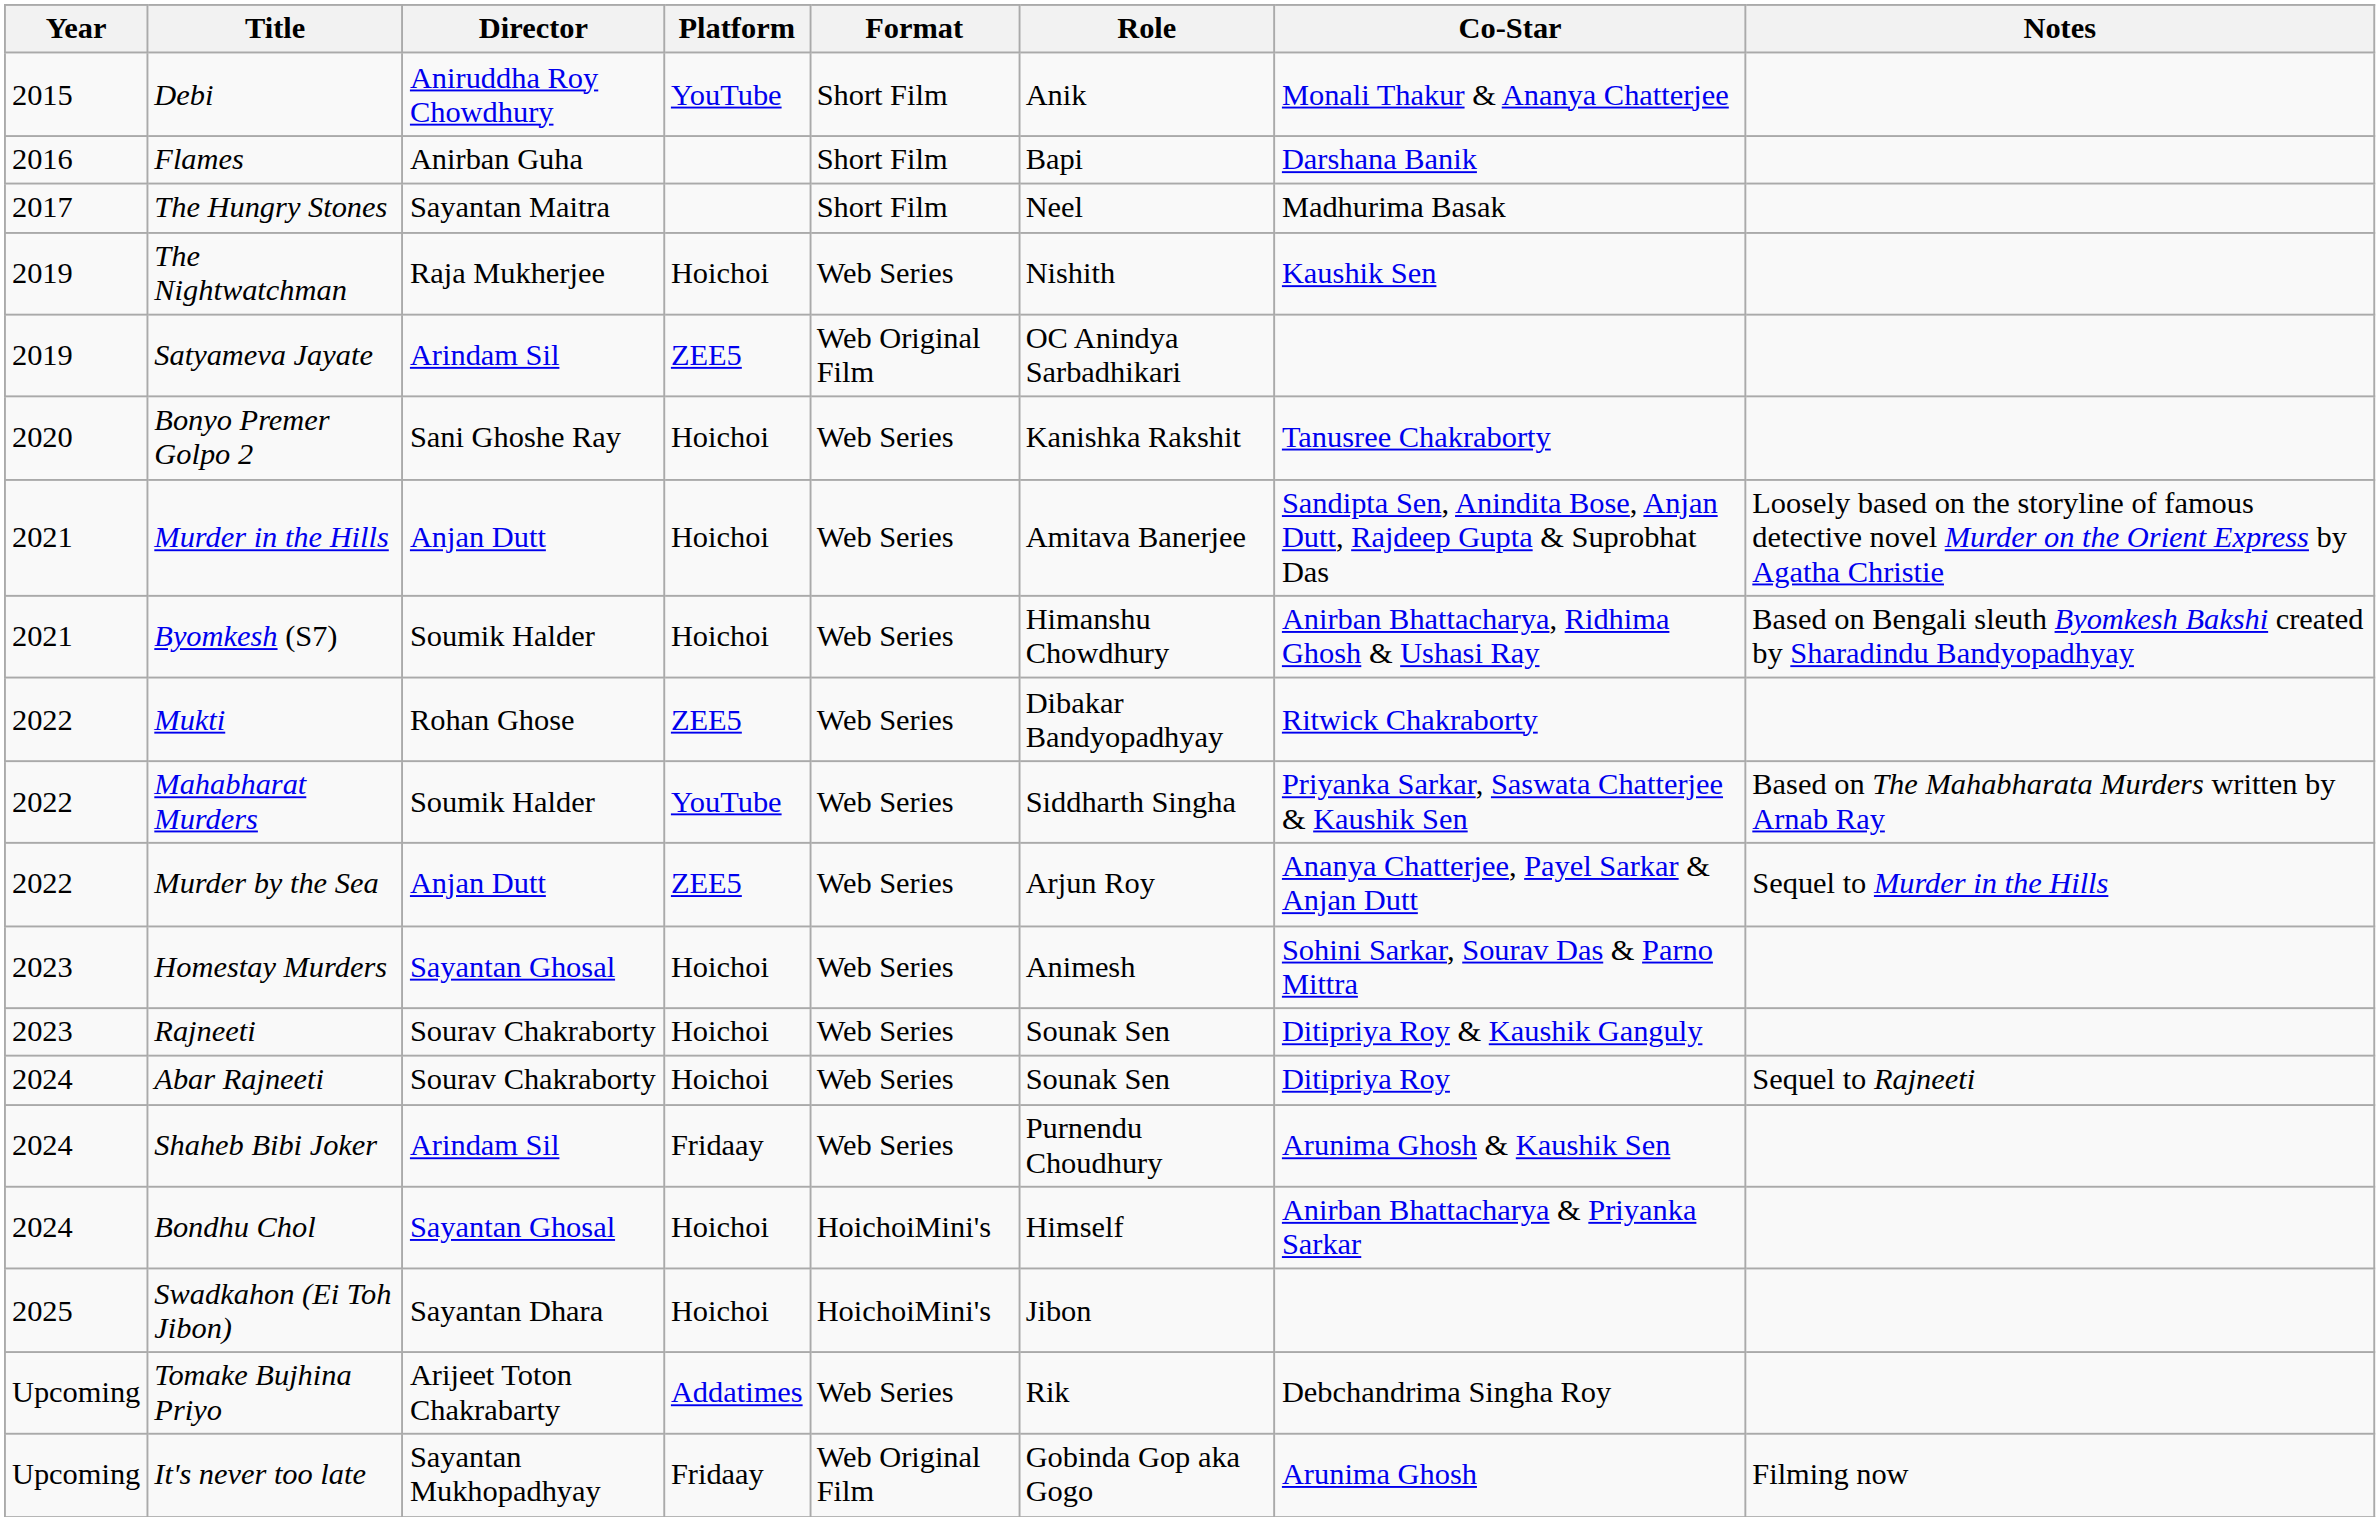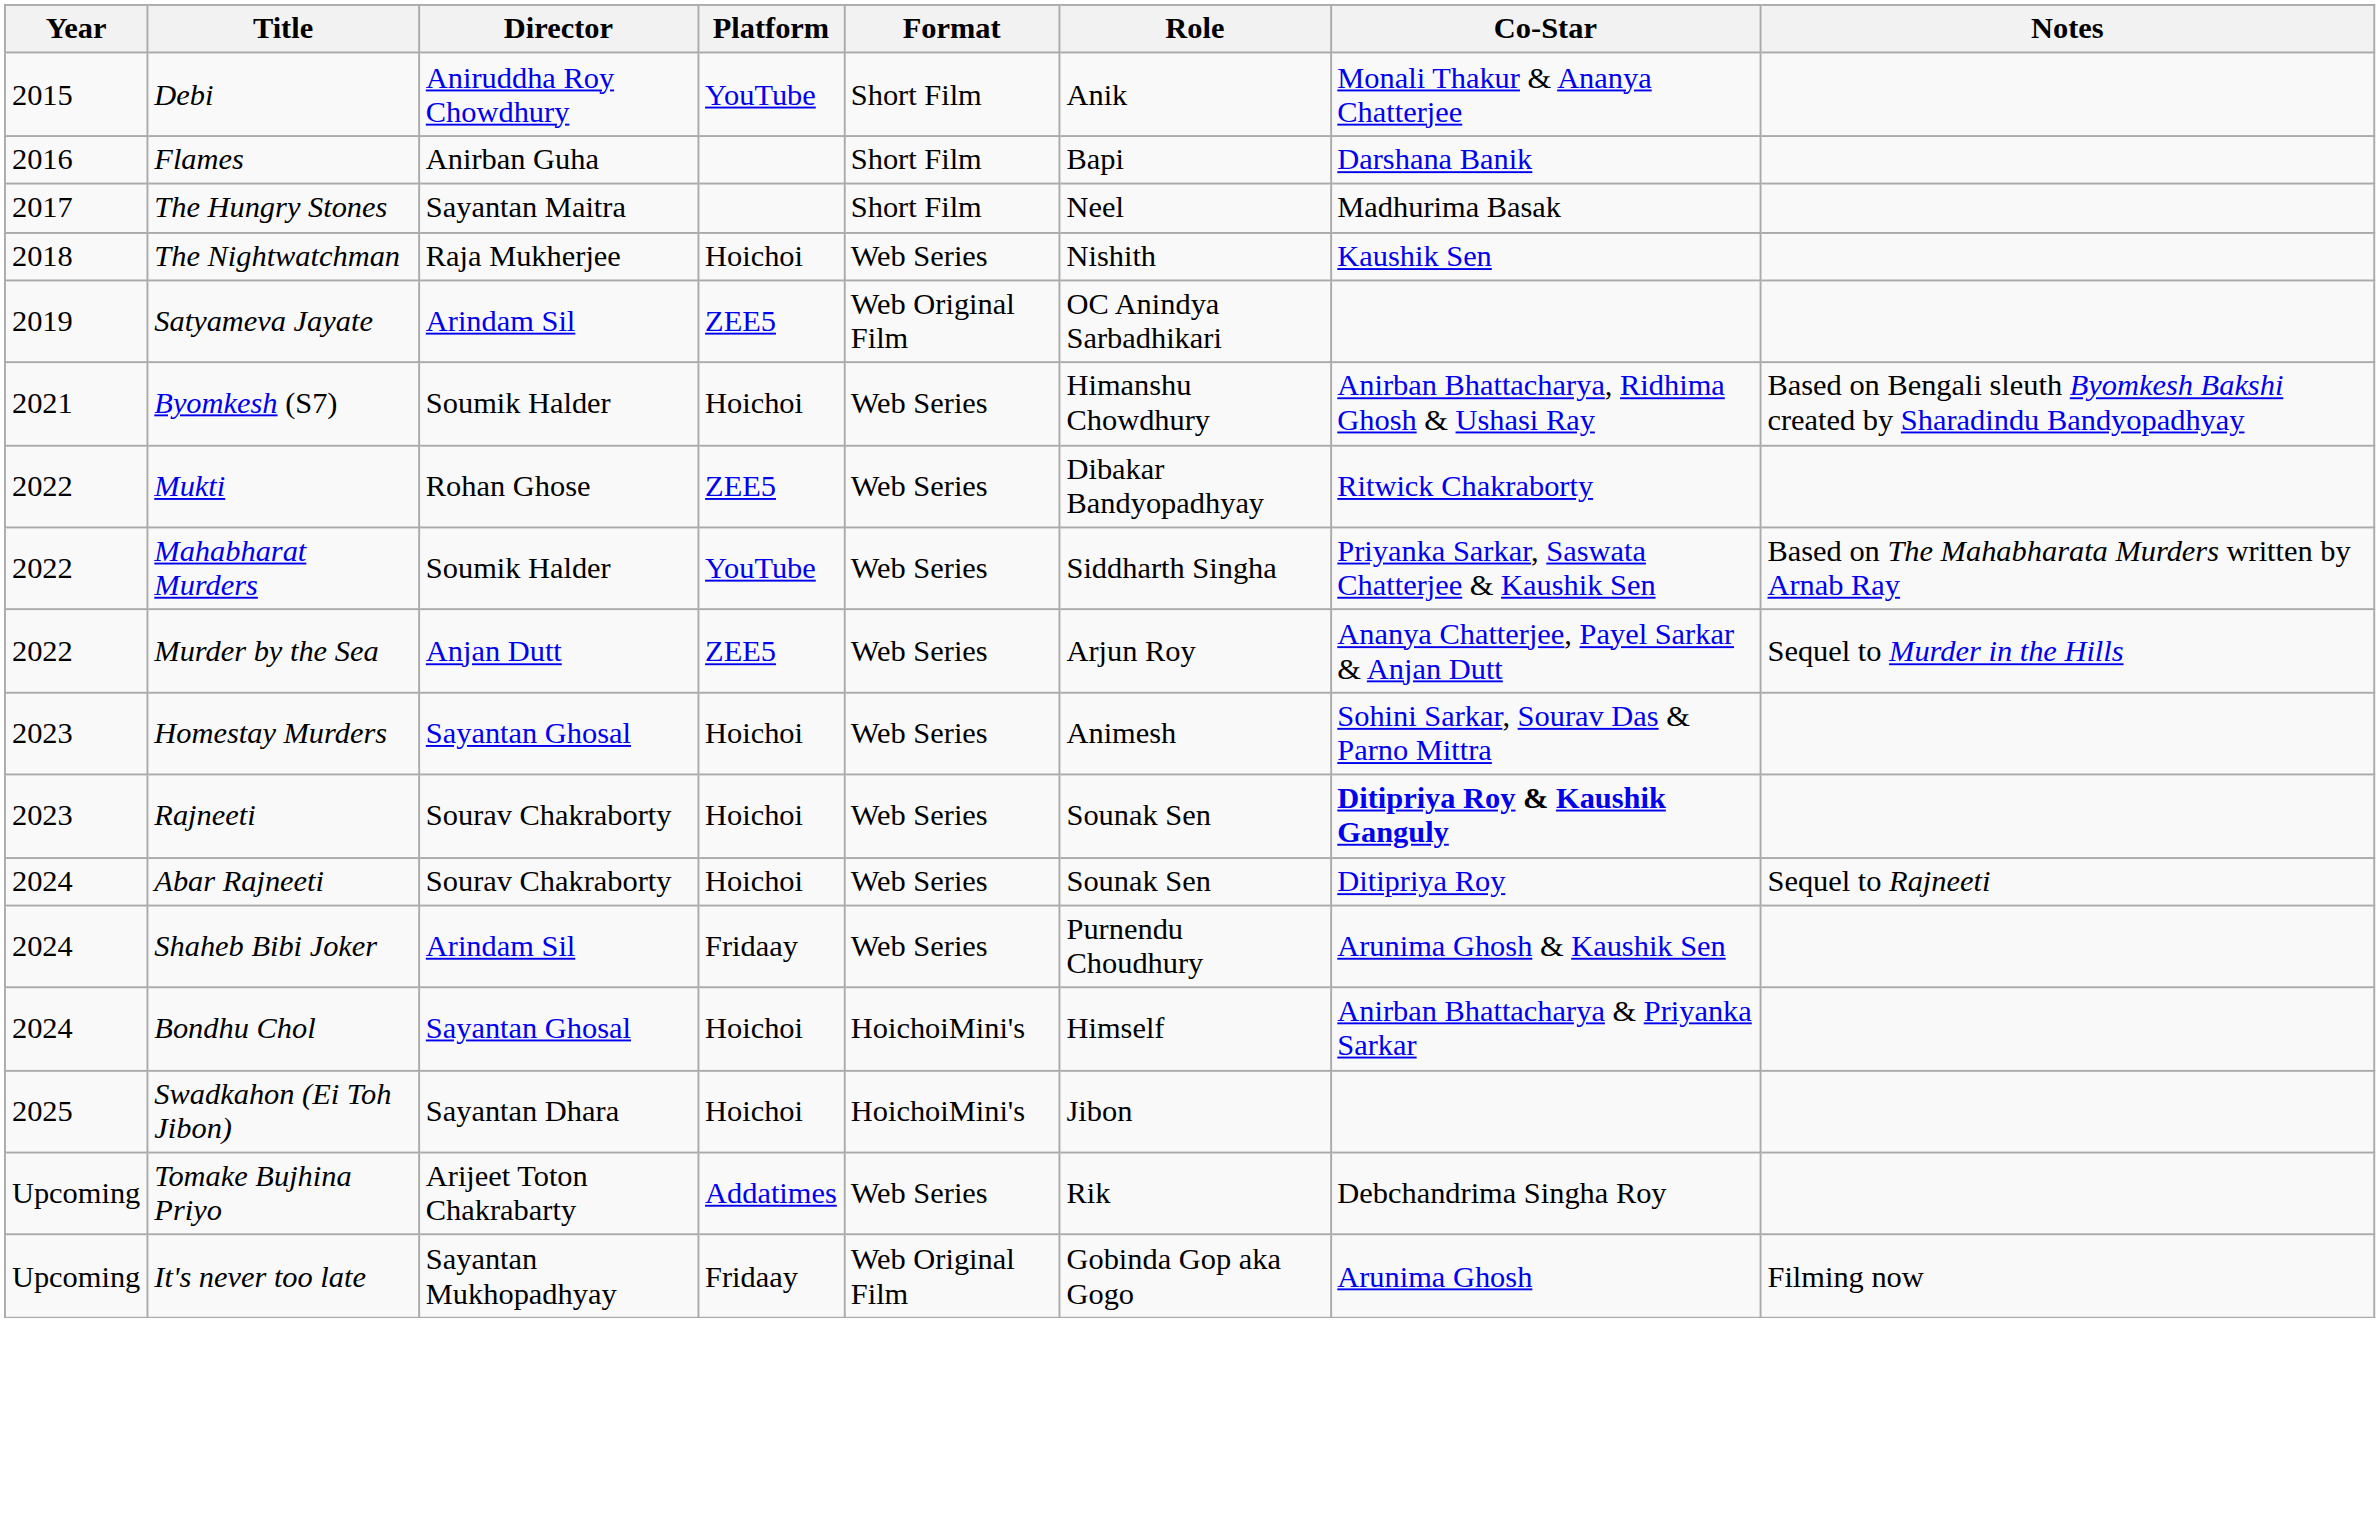(42, 272) 2019 -> (42, 255) 2018
- row: (242, 437)
- row: (272, 537)
(1492, 1031) normal -> (1502, 815) bold
